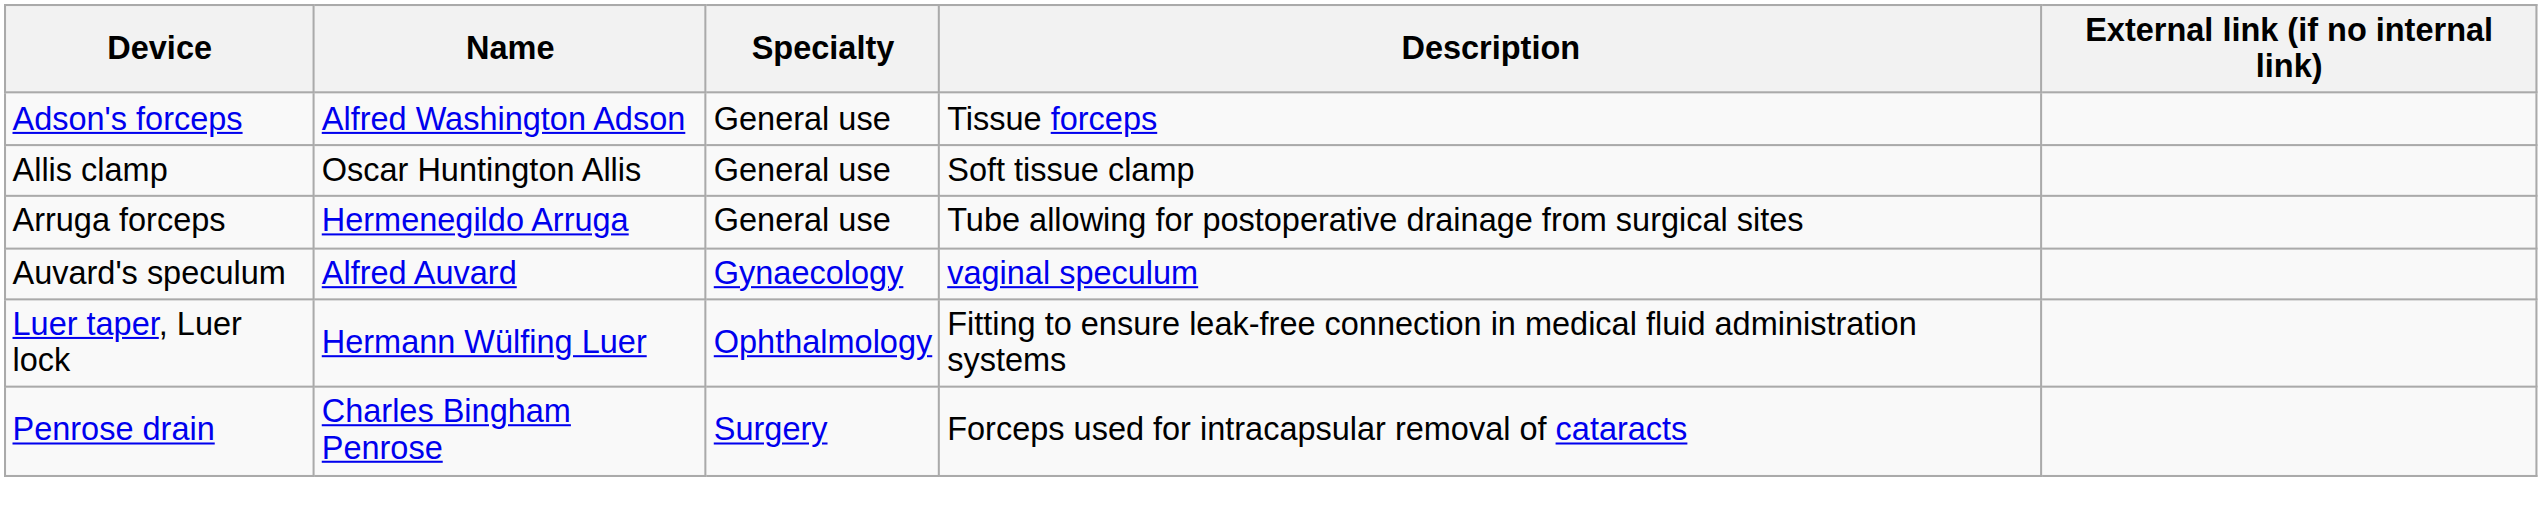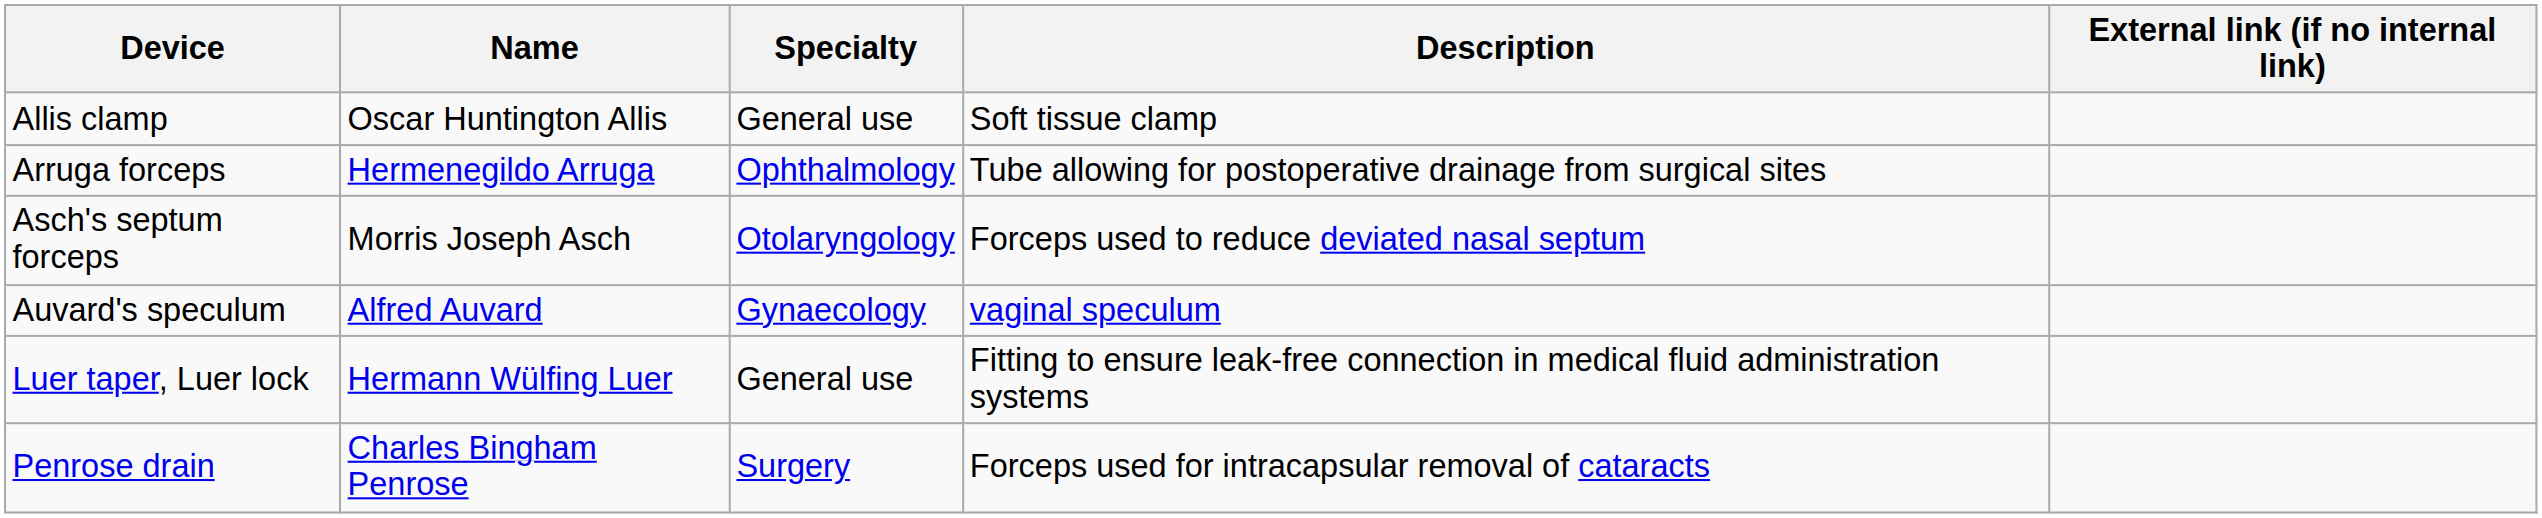- row: (128, 118)
(802, 221) General use -> (846, 169) Ophthalmology
+ row: (118, 239)
(823, 342) Ophthalmology -> (825, 379) General use
